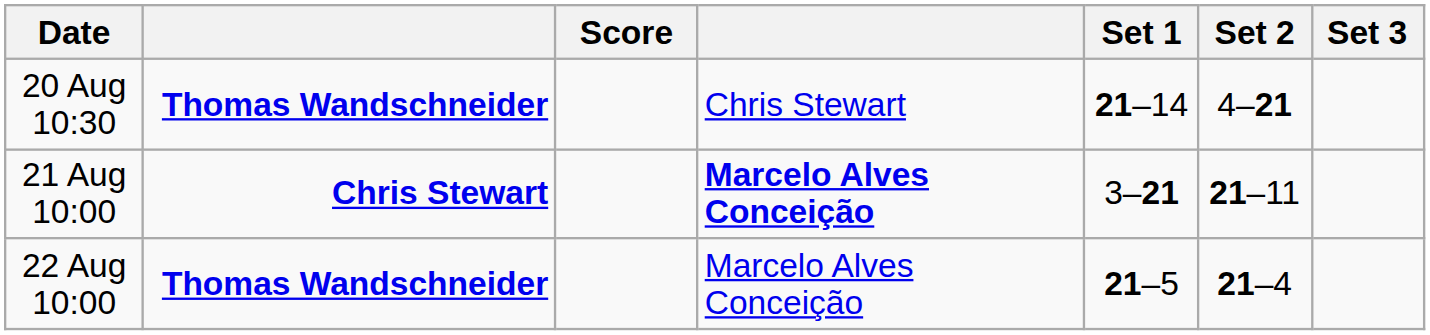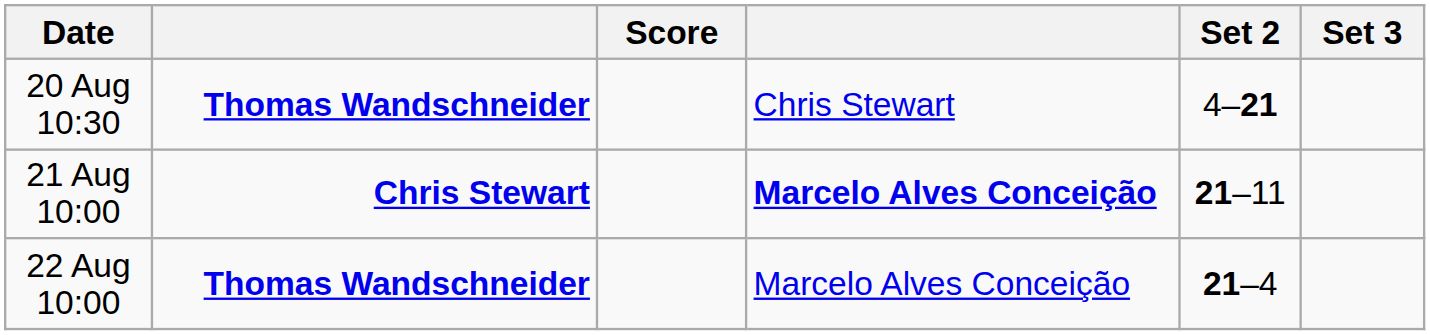- column: (1142, 32)
